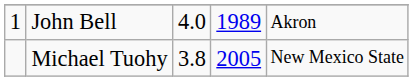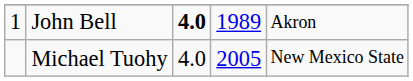(192, 22) normal -> (192, 22) bold
(192, 57) 3.8 -> (192, 57) 4.0
